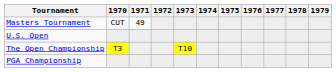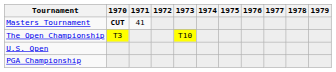(118, 23) normal -> (118, 23) bold
(140, 23) 49 -> (140, 23) 41
rows swapped: (27, 36) <-> (55, 49)
